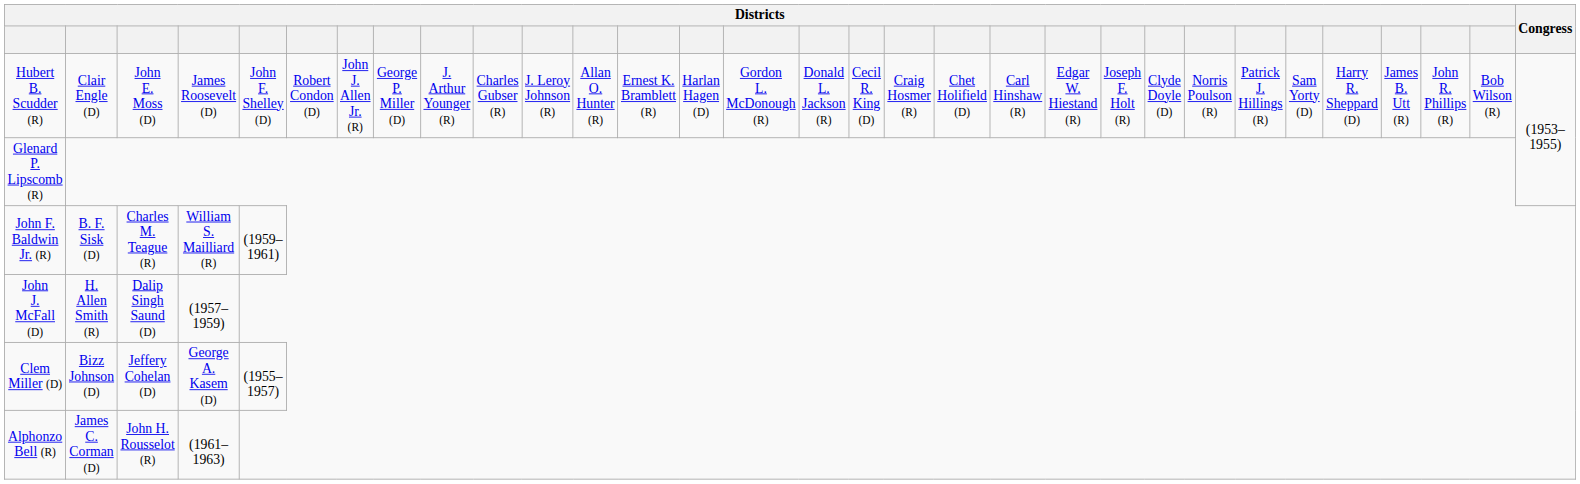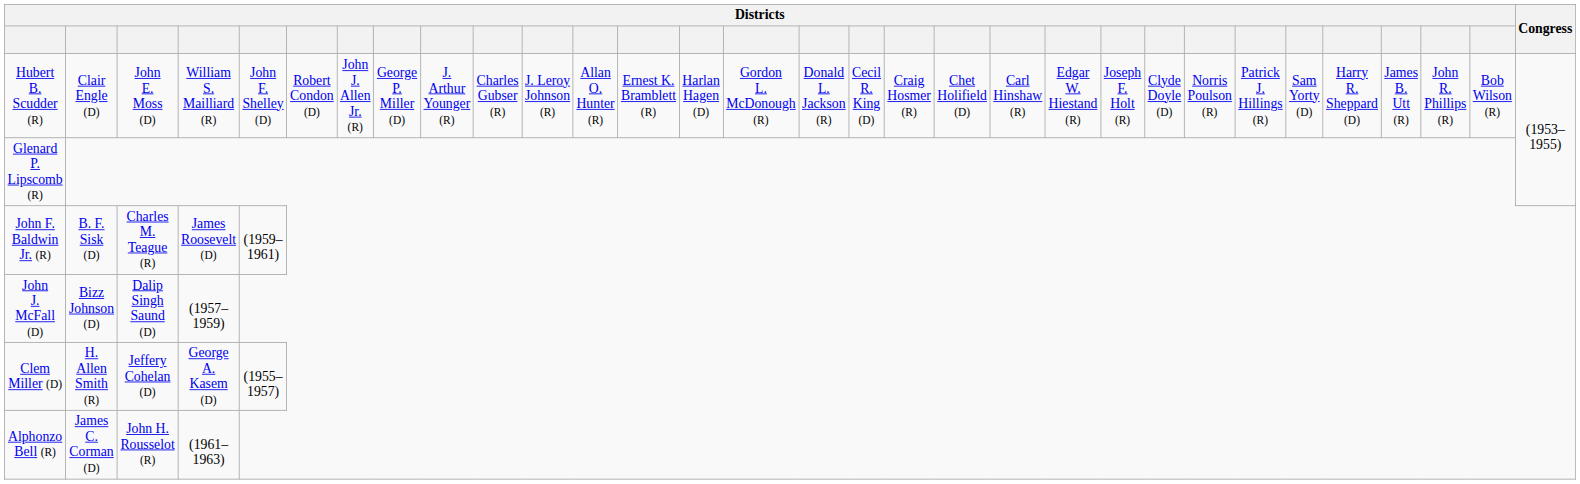(209, 95) James Roosevelt (D) -> (209, 95) William S. Mailliard (R)
(209, 239) William S. Mailliard (R) -> (209, 239) James Roosevelt (D)
(92, 308) H. Allen Smith (R) -> (92, 308) Bizz Johnson (D)
(92, 376) Bizz Johnson (D) -> (92, 376) H. Allen Smith (R)
